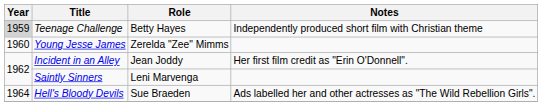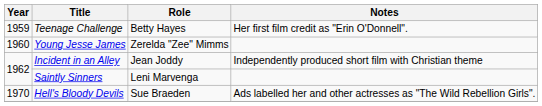(18, 29) lightgrey background -> (18, 29) no background
(358, 29) Independently produced short film with Christian theme -> (321, 29) Her first film credit as "Erin O'Donnell".
(321, 61) Her first film credit as "Erin O'Donnell". -> (358, 61) Independently produced short film with Christian theme
(18, 94) 1964 -> (18, 94) 1970
